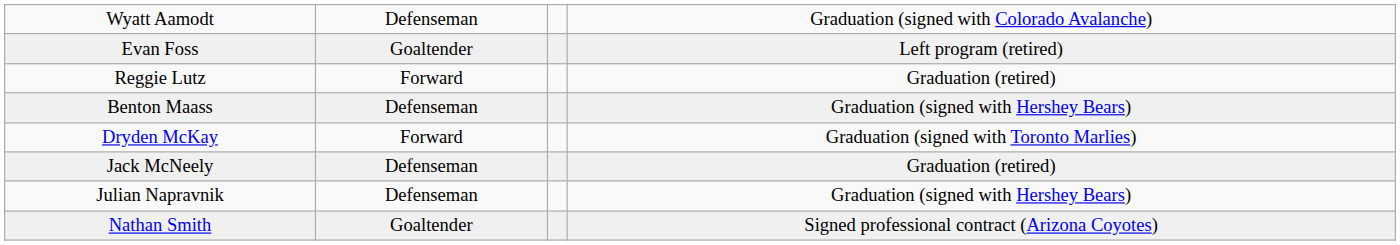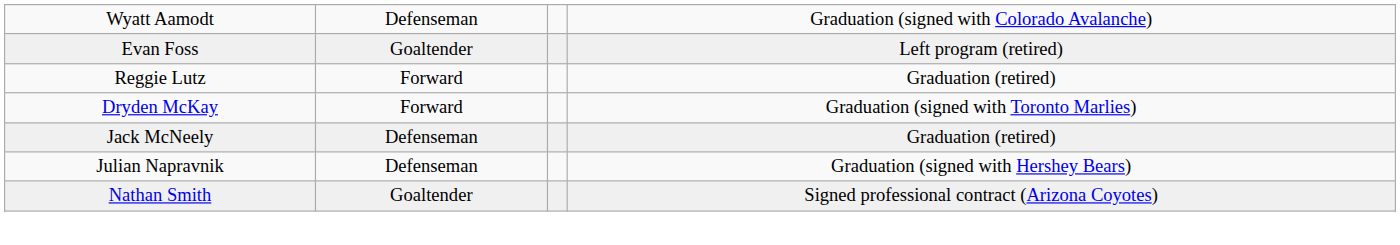- row: (160, 107)
